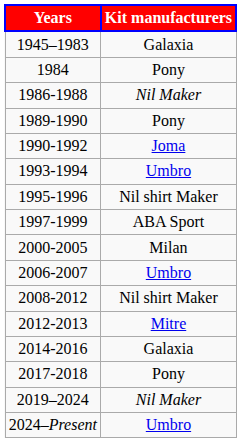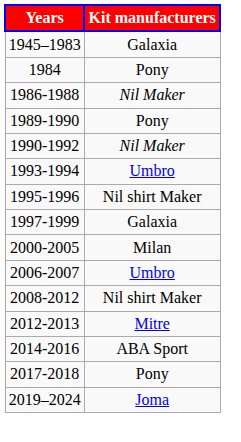(168, 146) Joma -> (152, 146) Nil Maker
(168, 222) ABA Sport -> (152, 222) Galaxia
(168, 349) Galaxia -> (152, 349) ABA Sport
(168, 399) Nil Maker -> (152, 399) Joma
- row: (53, 425)
